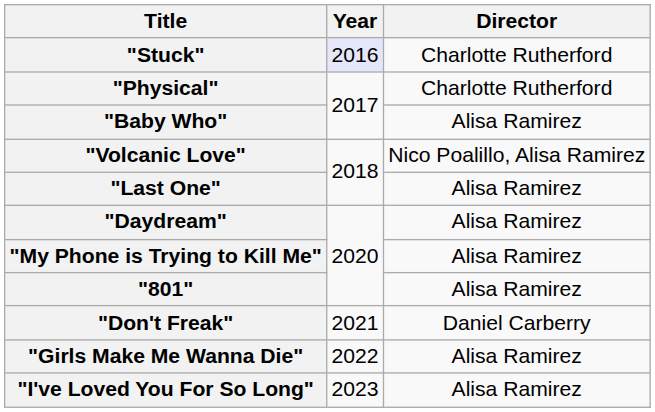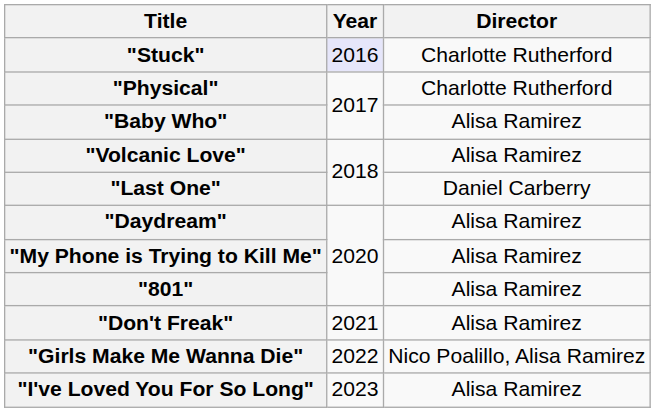(517, 155) Nico Poalillo, Alisa Ramirez -> (517, 155) Alisa Ramirez
(517, 188) Alisa Ramirez -> (517, 188) Daniel Carberry
(517, 322) Daniel Carberry -> (517, 322) Alisa Ramirez
(517, 356) Alisa Ramirez -> (517, 356) Nico Poalillo, Alisa Ramirez
